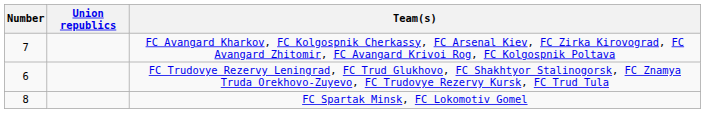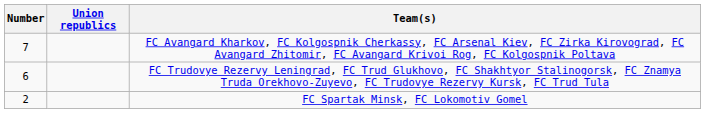(26, 100) 8 -> (26, 100) 2
